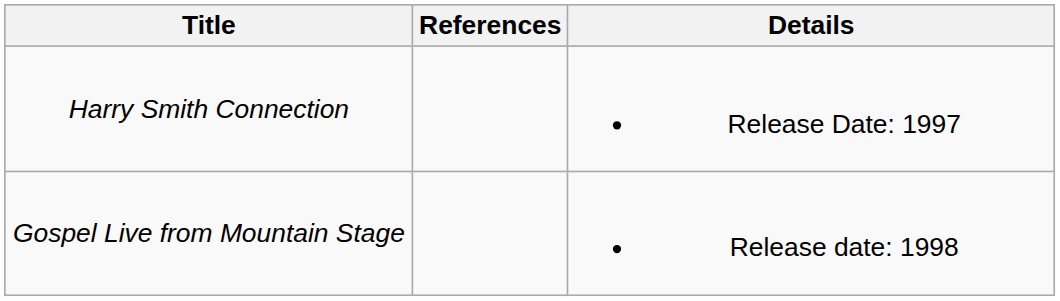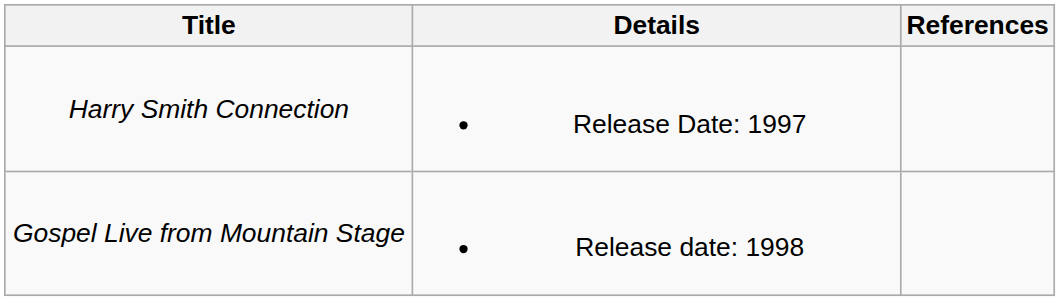columns swapped: (811, 25) <-> (490, 25)
